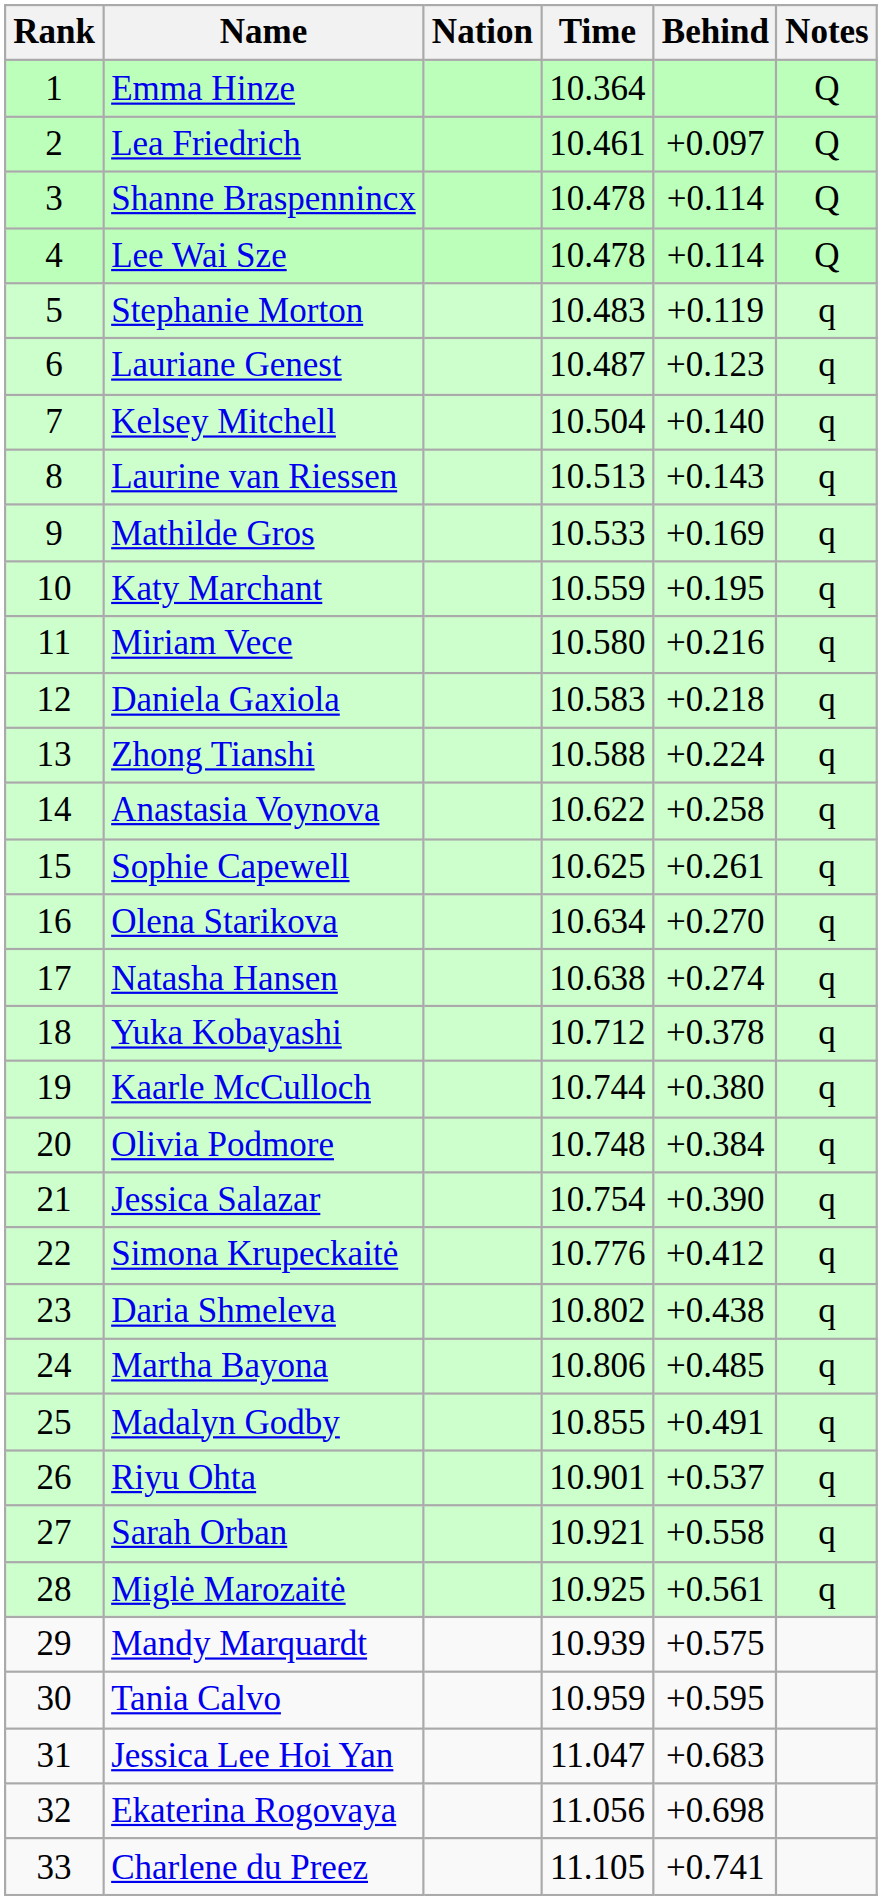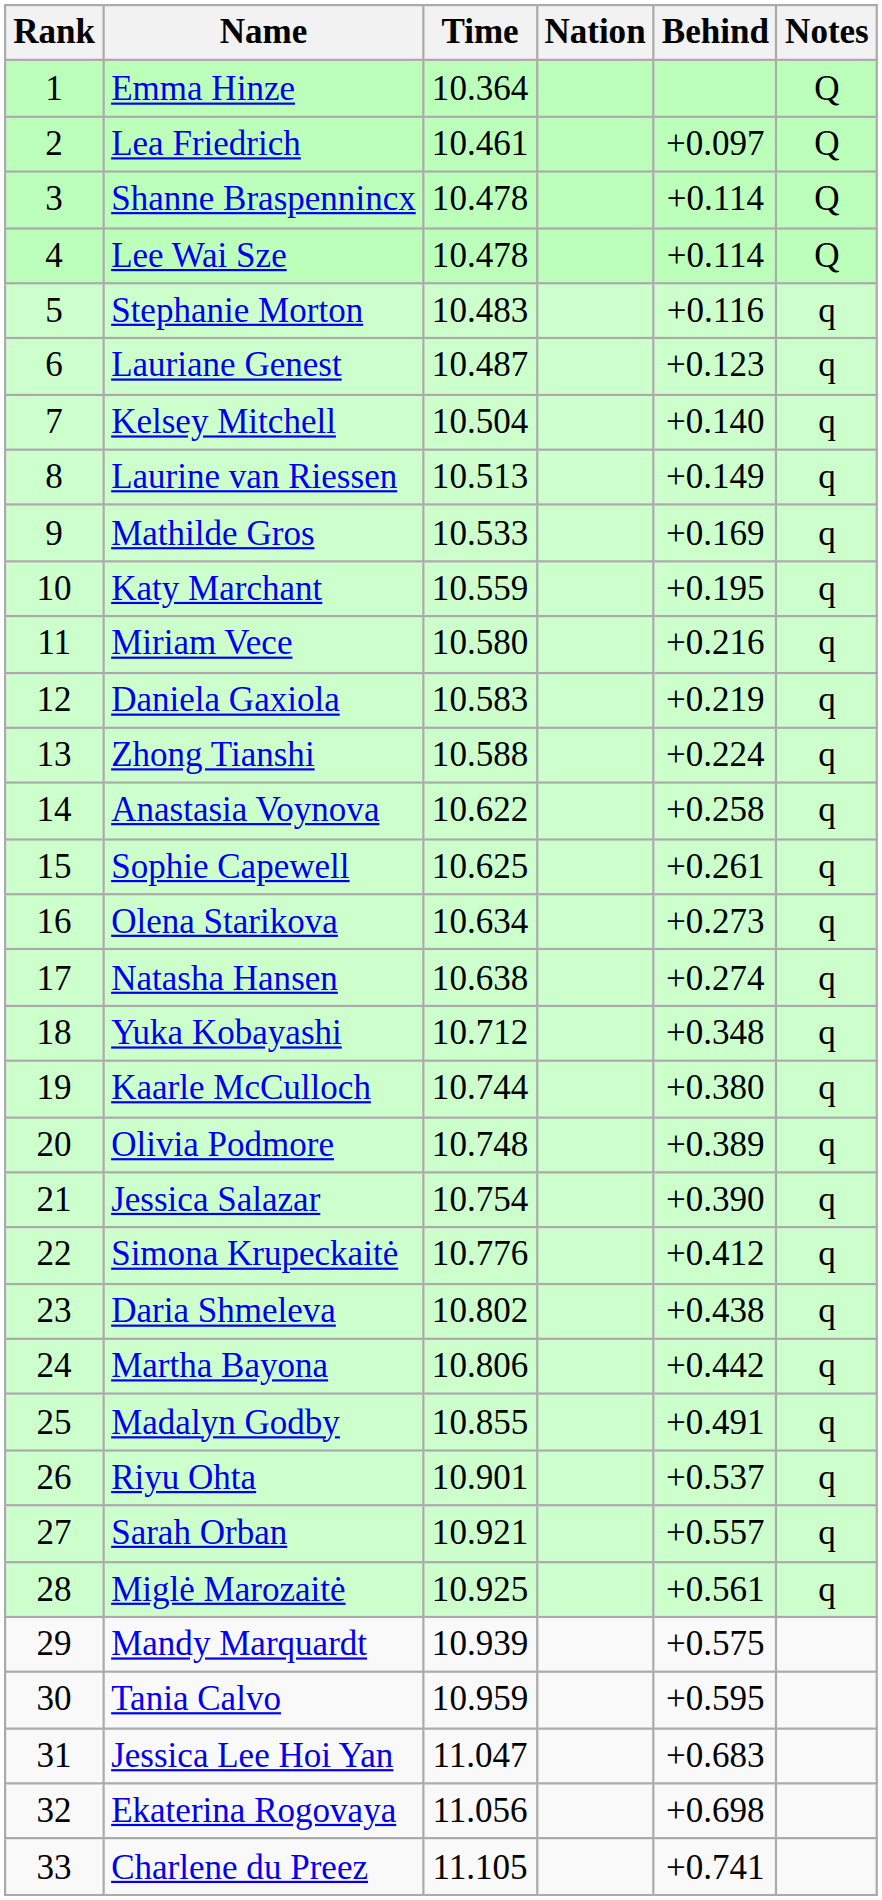columns swapped: (482, 32) <-> (597, 32)
(715, 310) +0.119 -> (715, 310) +0.116
(715, 476) +0.143 -> (715, 476) +0.149
(715, 699) +0.218 -> (715, 699) +0.219
(715, 921) +0.270 -> (715, 921) +0.273
(715, 1032) +0.378 -> (715, 1032) +0.348
(715, 1143) +0.384 -> (715, 1143) +0.389
(715, 1365) +0.485 -> (715, 1365) +0.442
(715, 1532) +0.558 -> (715, 1532) +0.557
